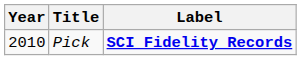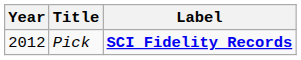(27, 42) 2010 -> (27, 42) 2012
